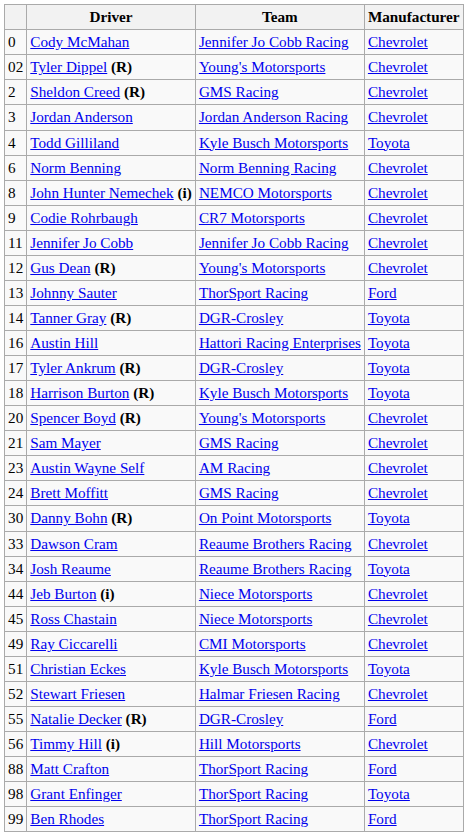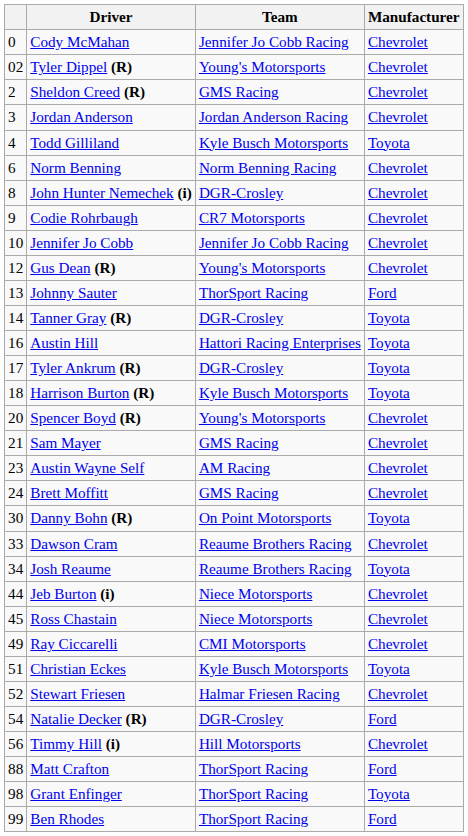(265, 192) NEMCO Motorsports -> (241, 192) DGR-Crosley
(15, 242) 11 -> (16, 242) 10
(16, 718) 55 -> (16, 718) 54
